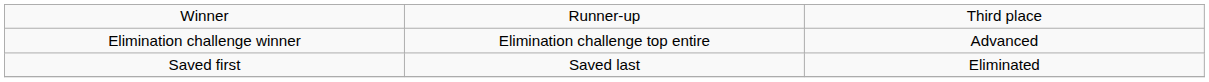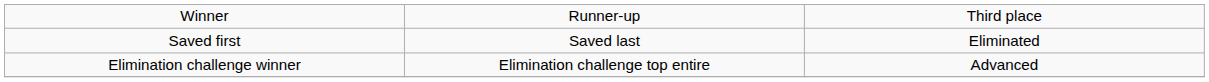rows swapped: (204, 40) <-> (204, 64)
